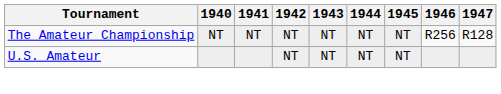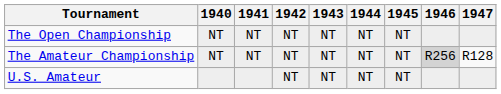+ row: (89, 36)
(440, 36) no background -> (440, 57) lightgrey background
